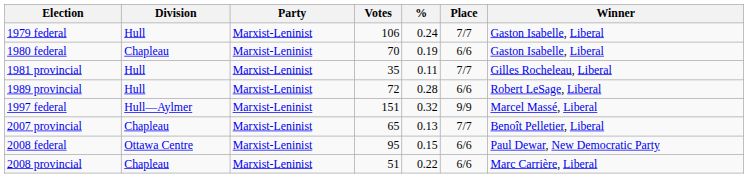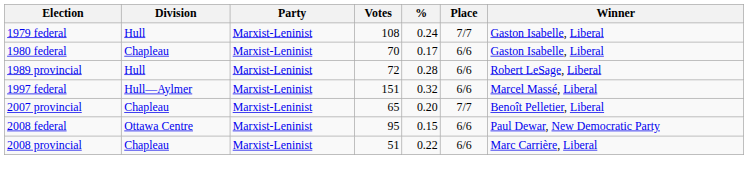(390, 32) 106 -> (390, 32) 108
(427, 51) 0.19 -> (427, 51) 0.17
- row: (44, 70)
(464, 107) 9/9 -> (464, 88) 6/6
(427, 126) 0.13 -> (427, 107) 0.20
